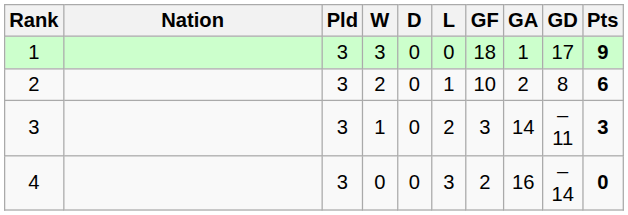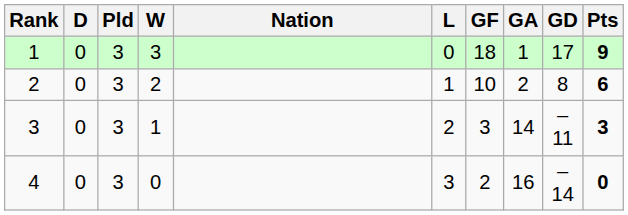columns swapped: (193, 20) <-> (414, 20)
